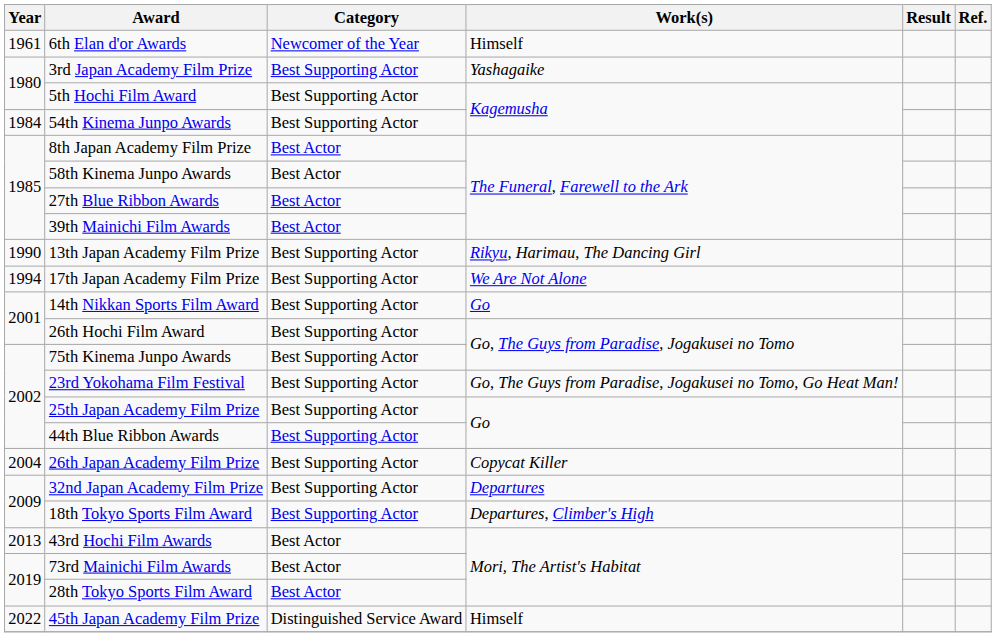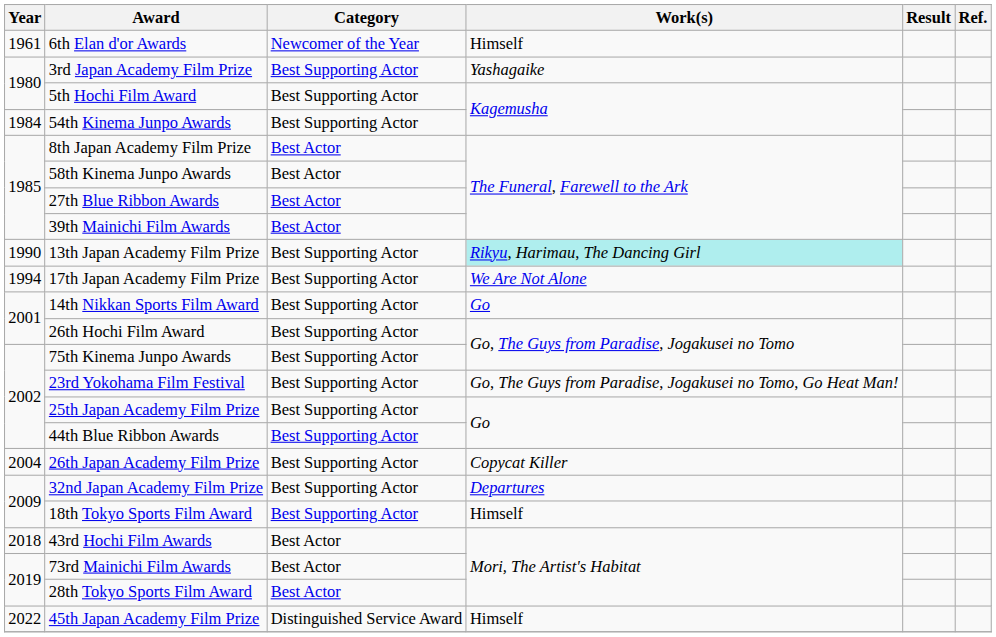(585, 252) no background -> (585, 252) paleturquoise background
(562, 514) Departures, Climber's High -> (496, 514) Himself
(25, 540) 2013 -> (25, 540) 2018
